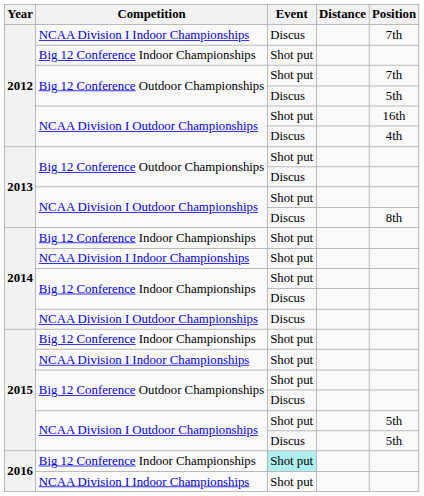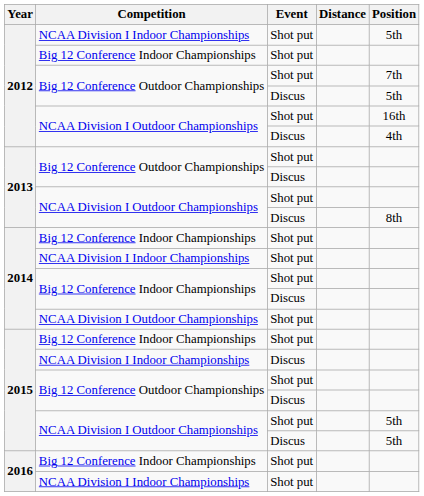(288, 34) Discus -> (292, 34) Shot put
(394, 34) 7th -> (394, 34) 5th
(288, 319) Discus -> (292, 319) Shot put
(292, 359) Shot put -> (288, 359) Discus
(292, 461) paleturquoise background -> (292, 461) no background
